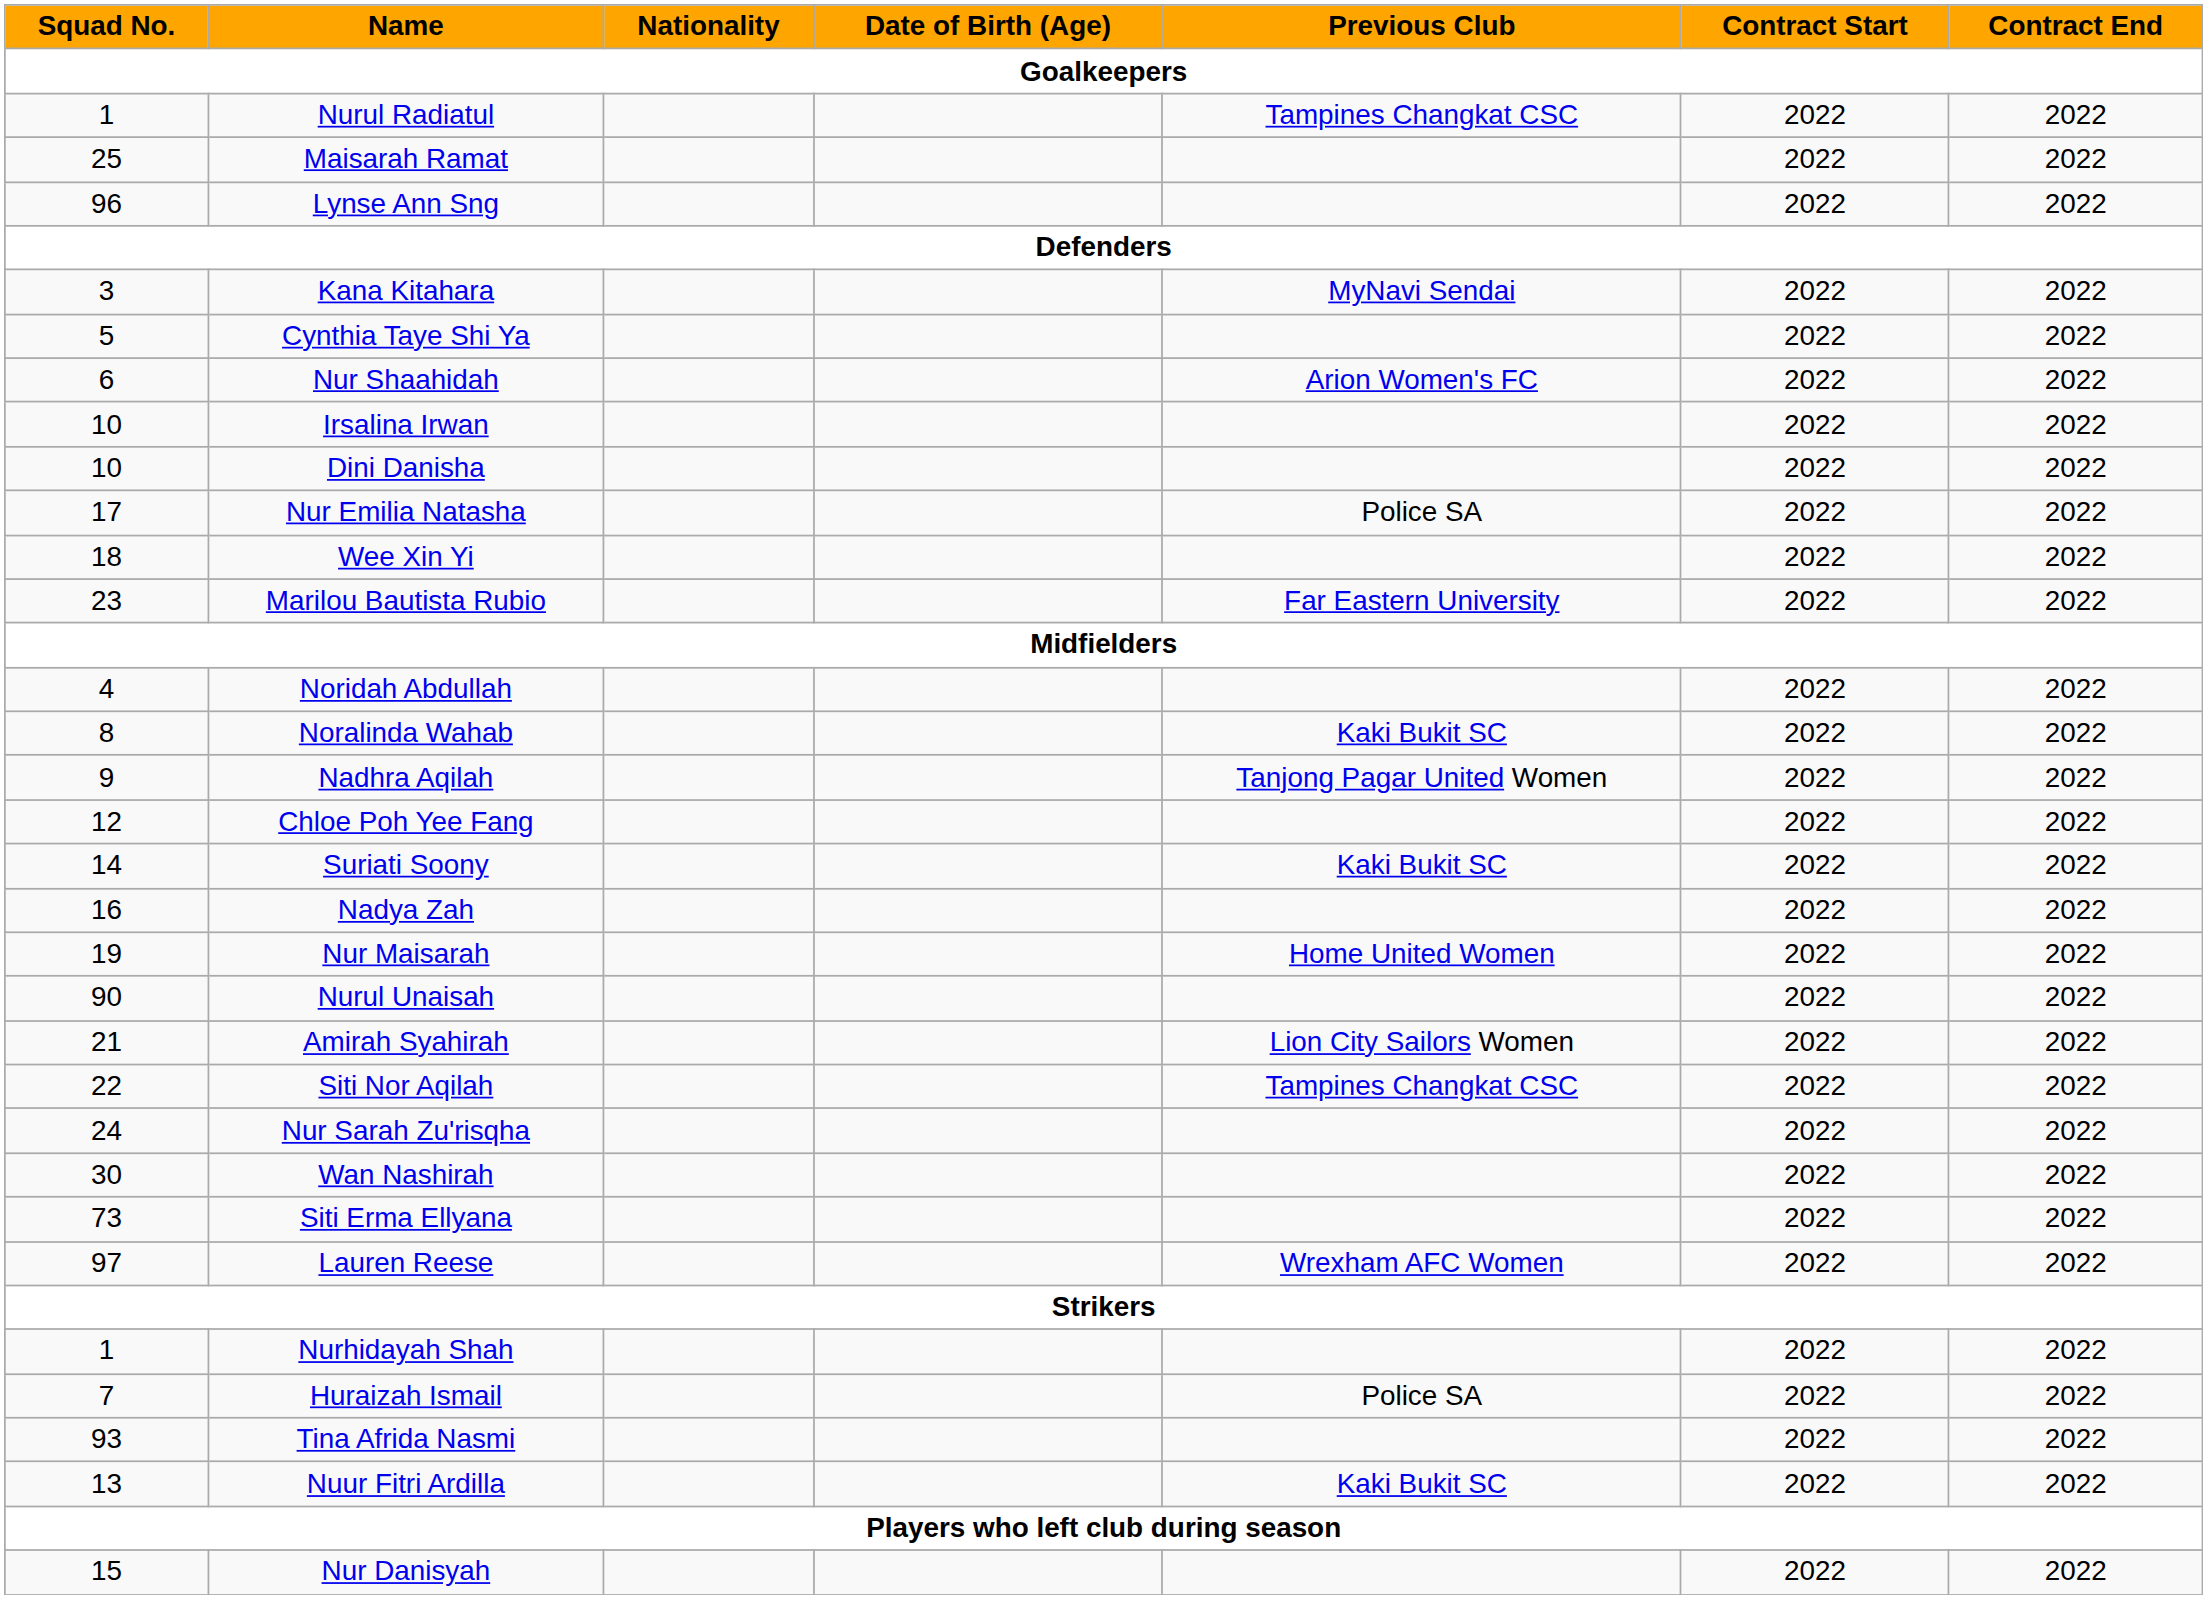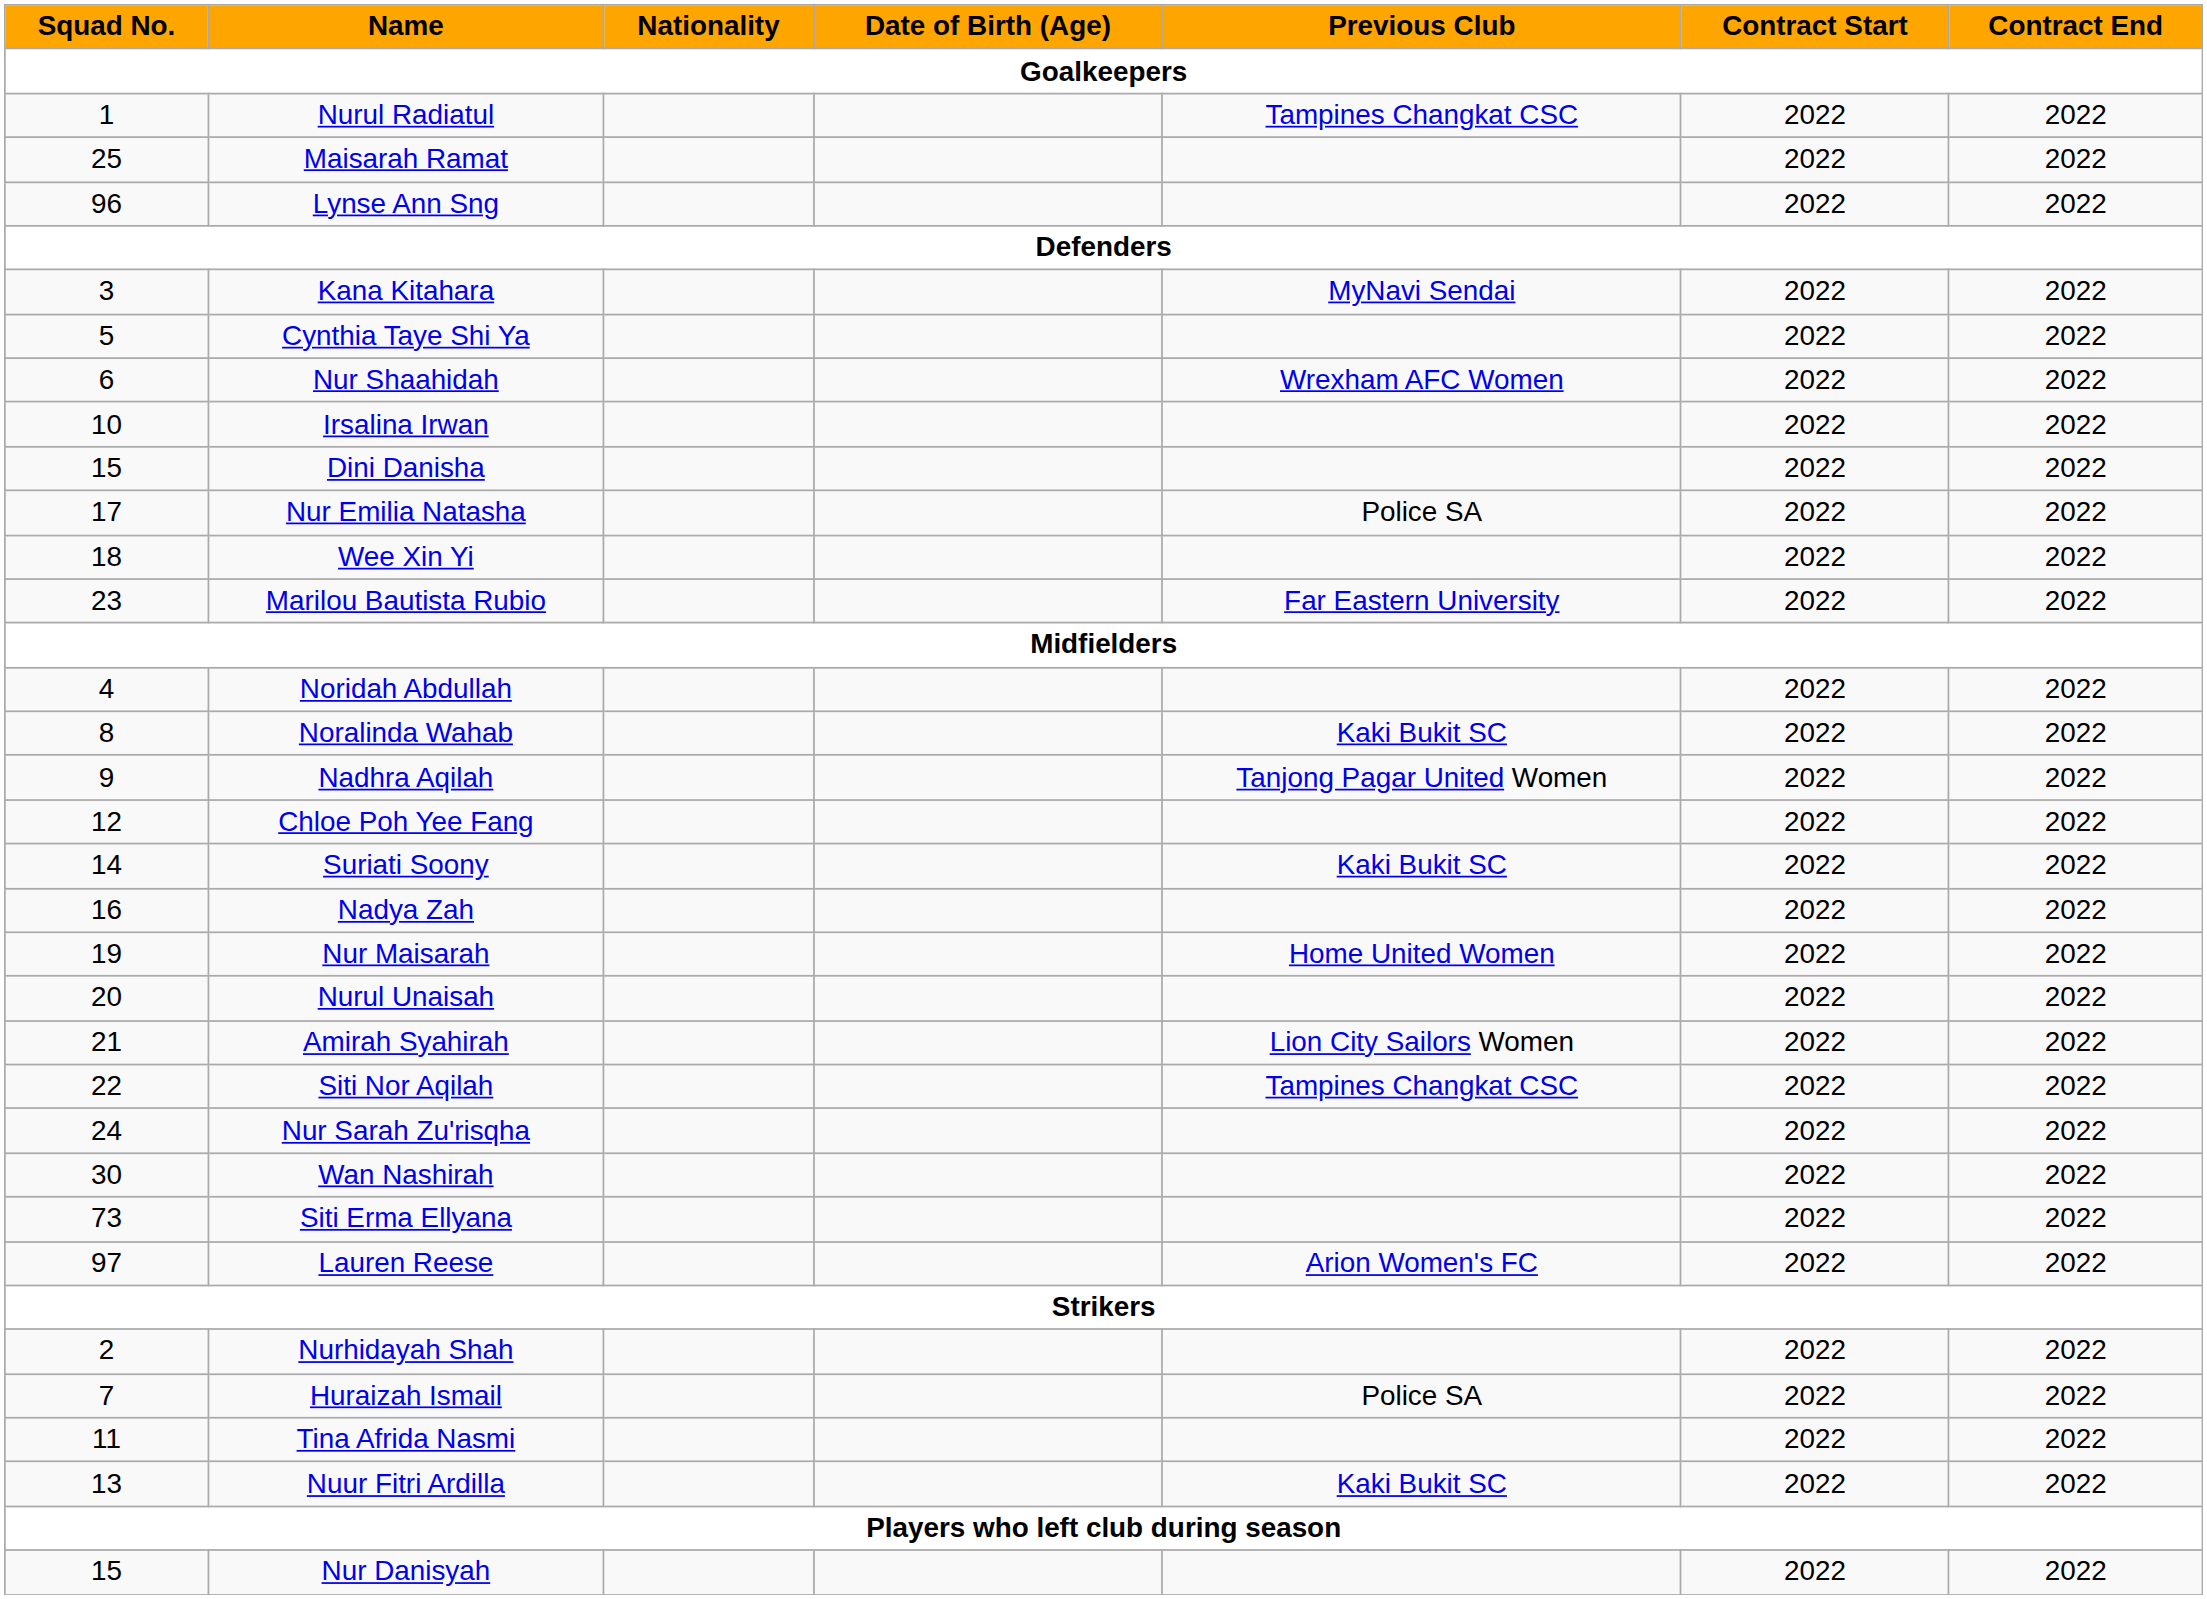(1422, 379) Arion Women's FC -> (1422, 379) Wrexham AFC Women
(106, 468) 10 -> (106, 468) 15
(106, 997) 90 -> (106, 997) 20
(1422, 1262) Wrexham AFC Women -> (1422, 1262) Arion Women's FC
(106, 1351) 1 -> (106, 1351) 2
(106, 1439) 93 -> (106, 1439) 11
